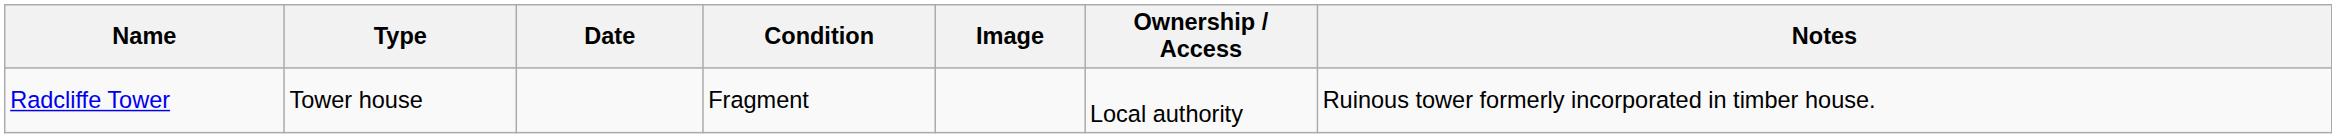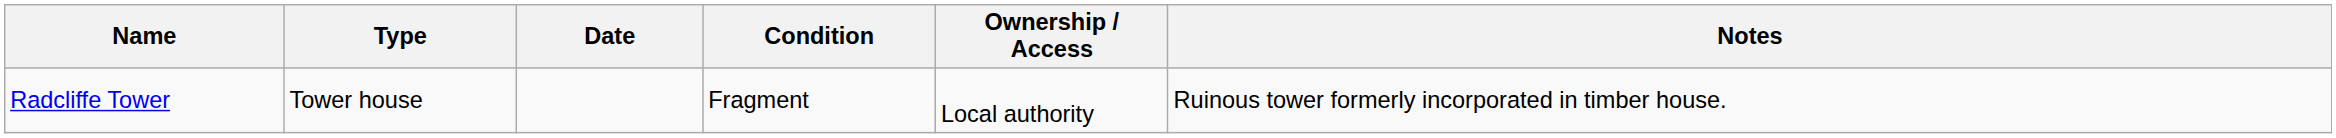- column: (1010, 36)
